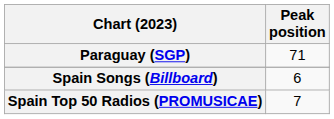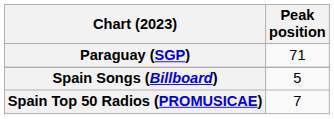(297, 78) 6 -> (297, 78) 5
